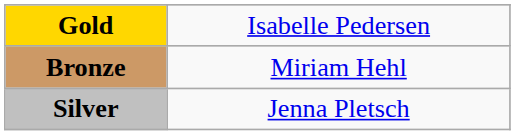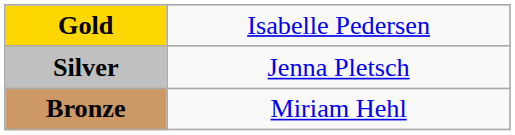rows swapped: (86, 108) <-> (86, 66)
